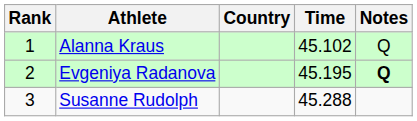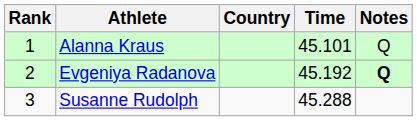(325, 45) 45.102 -> (325, 45) 45.101
(325, 73) 45.195 -> (325, 73) 45.192
